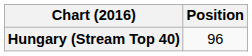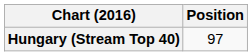(215, 39) 96 -> (215, 39) 97
